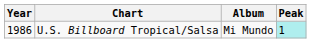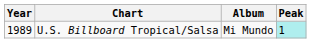(19, 30) 1986 -> (19, 30) 1989
